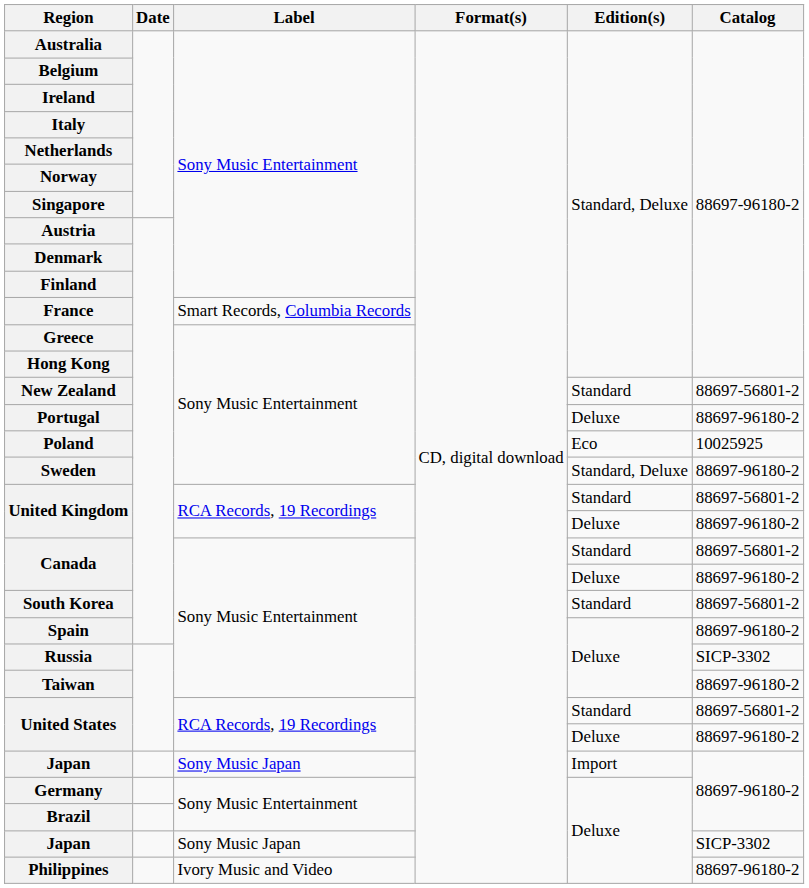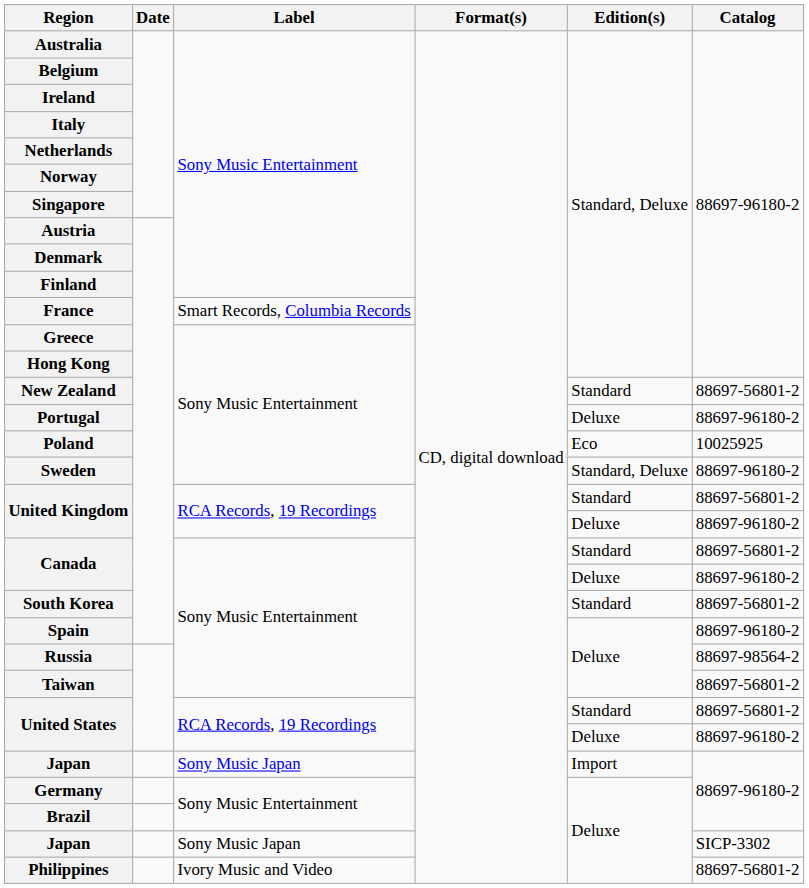(733, 657) SICP-3302 -> (748, 657) 88697-98564-2
(748, 683) 88697-96180-2 -> (748, 683) 88697-56801-2
(748, 870) 88697-96180-2 -> (748, 870) 88697-56801-2
